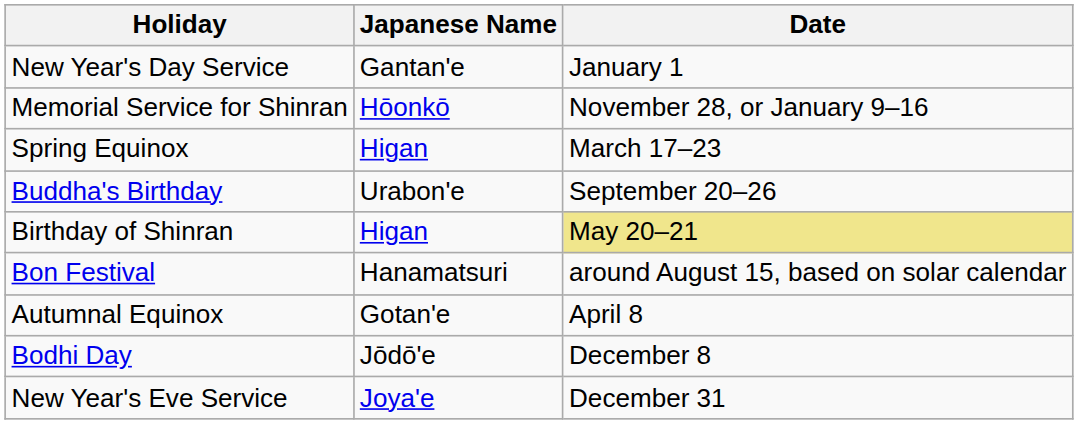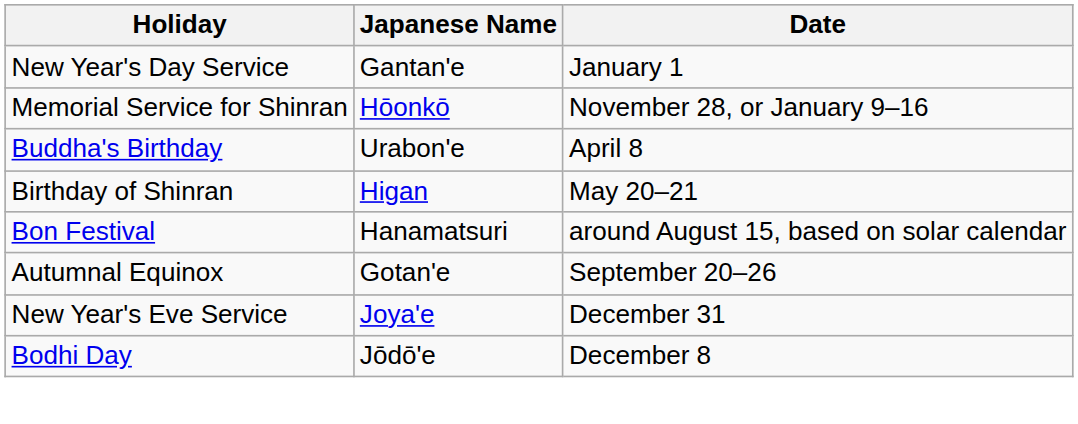- row: (100, 149)
(673, 190) September 20–26 -> (606, 149) April 8
(634, 231) khaki background -> (634, 190) no background
(606, 314) April 8 -> (673, 273) September 20–26
rows swapped: (72, 356) <-> (150, 397)
